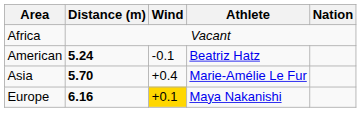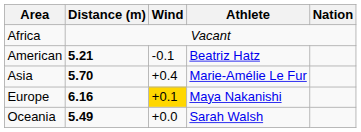(81, 55) 5.24 -> (81, 55) 5.21
+ row: (32, 117)
